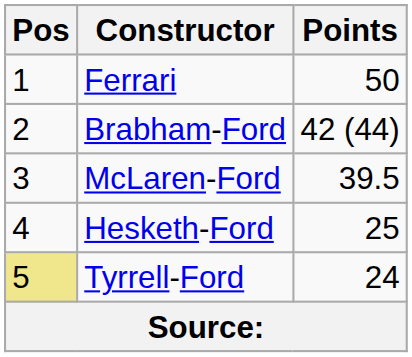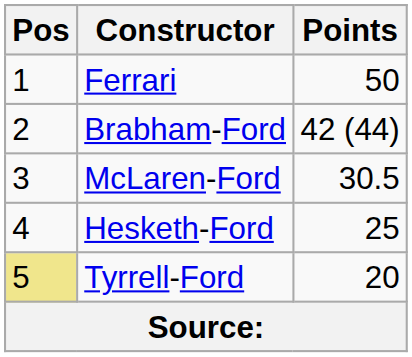(369, 179) 39.5 -> (369, 179) 30.5
(382, 278) 24 -> (382, 278) 20
